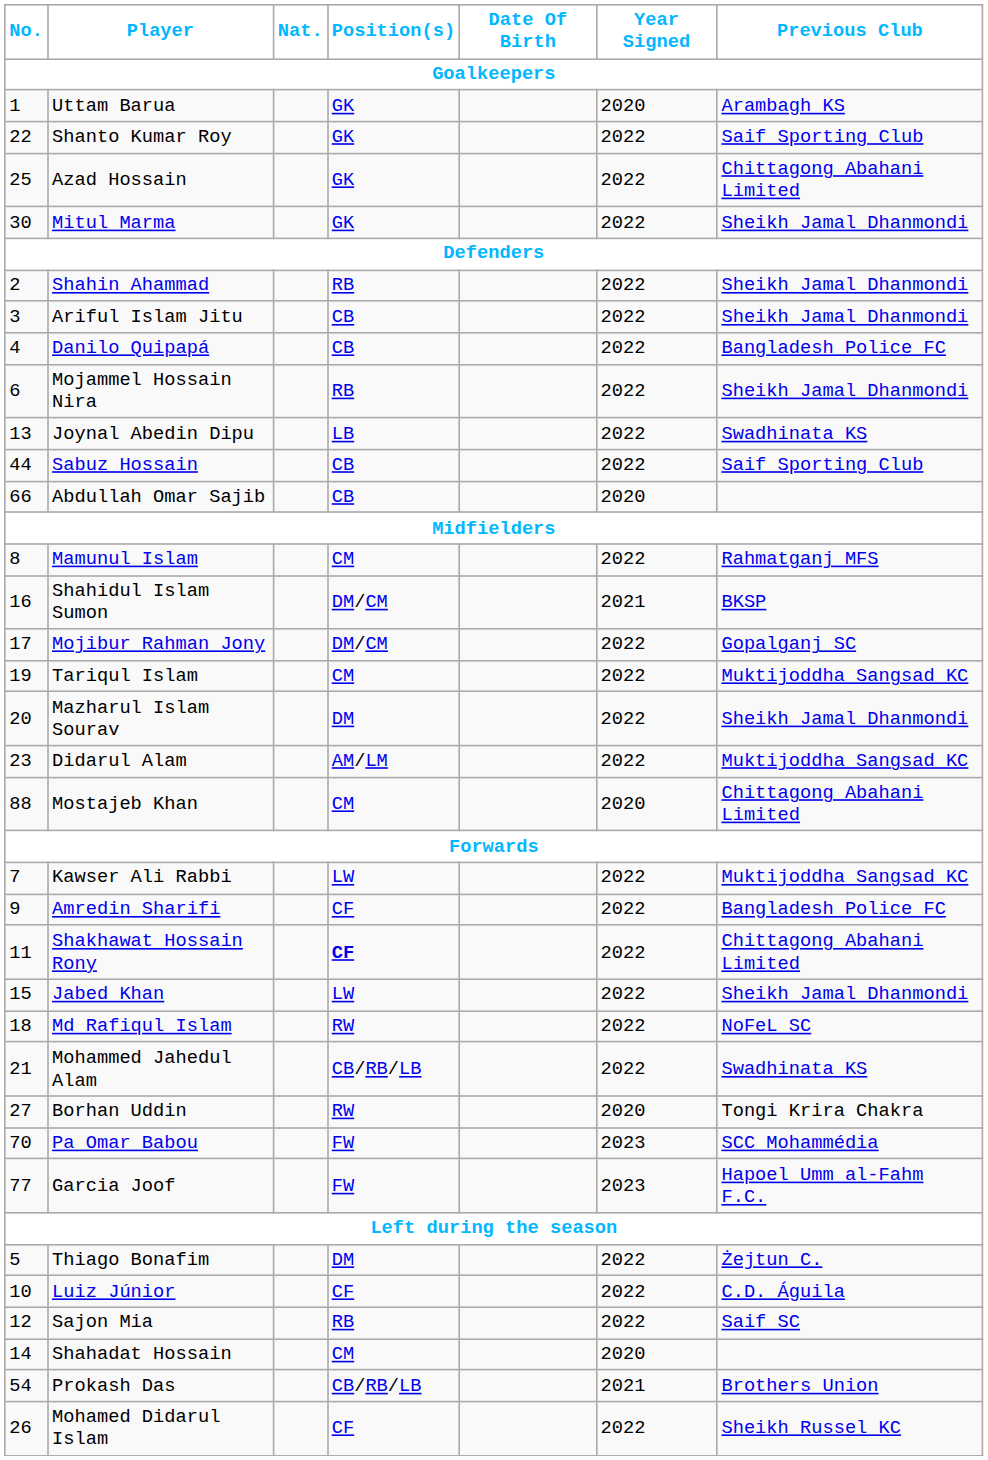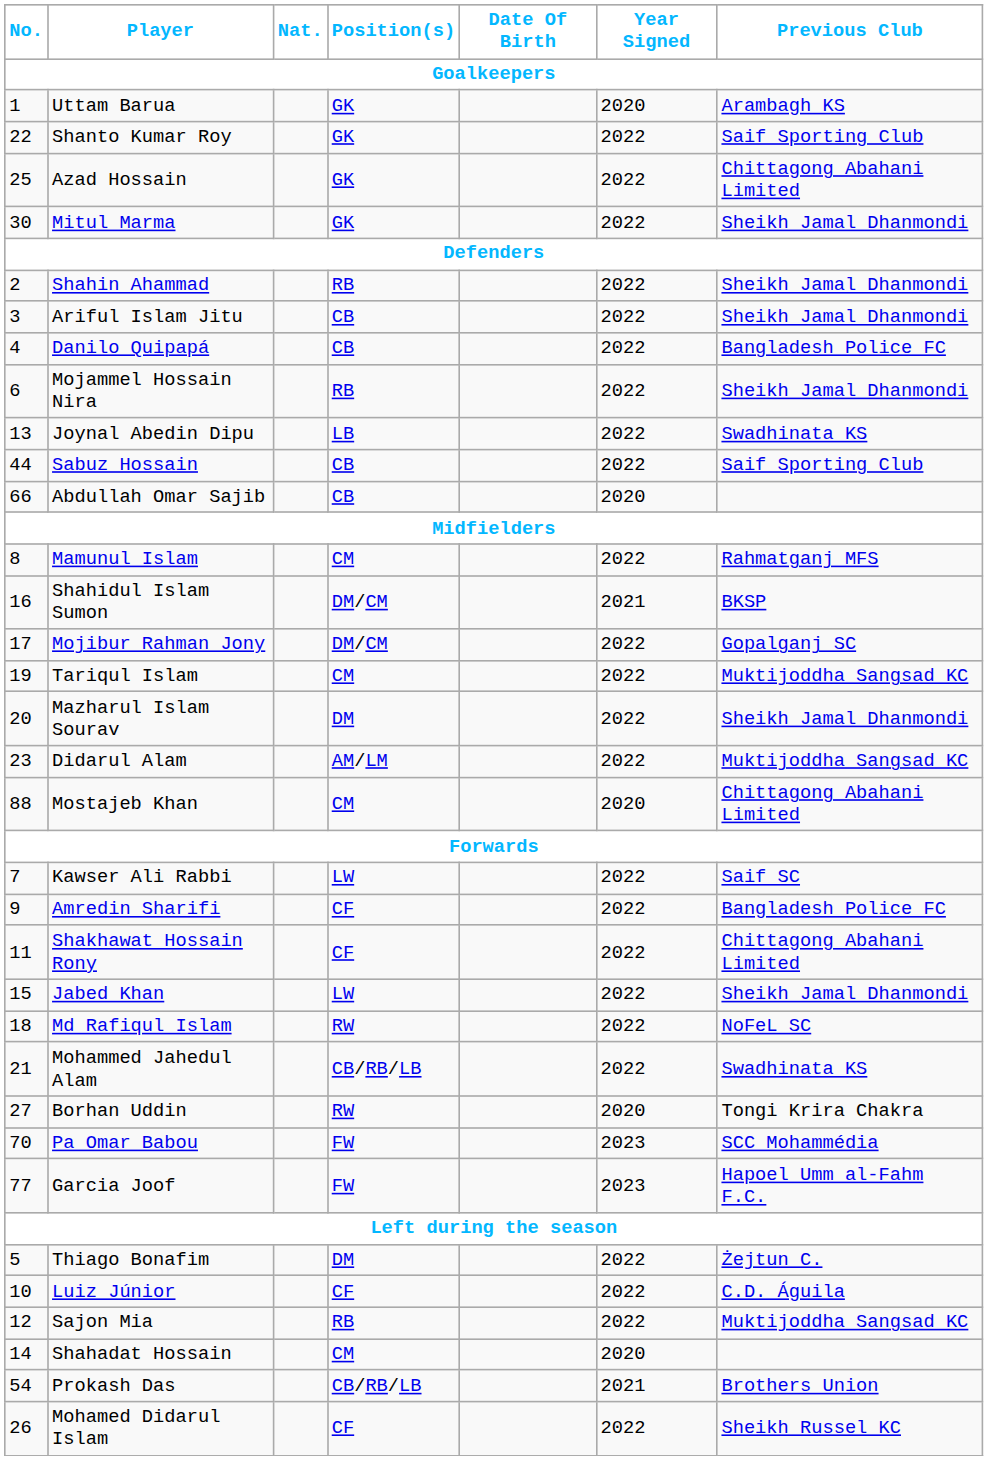(845, 878) Muktijoddha Sangsad KC -> (761, 878) Saif SC
(343, 952) bold -> (343, 952) normal
(761, 1323) Saif SC -> (845, 1323) Muktijoddha Sangsad KC
